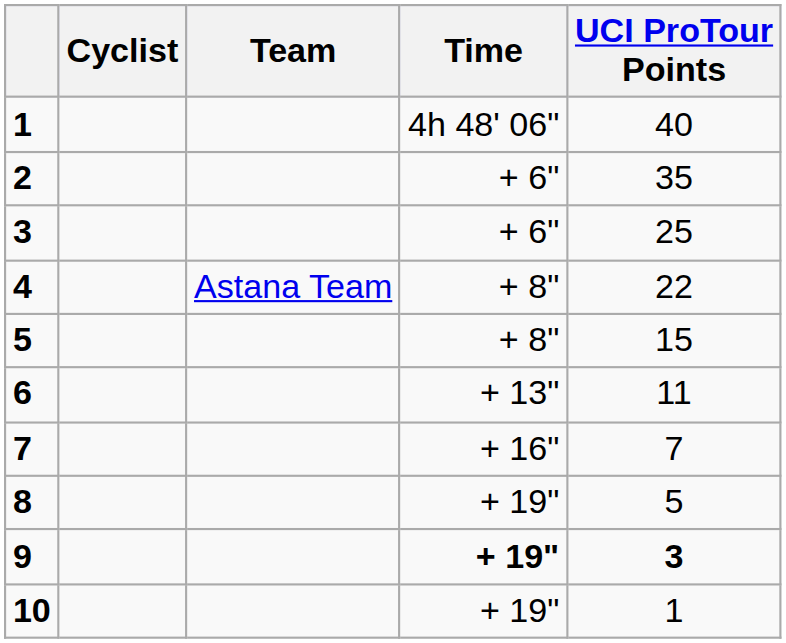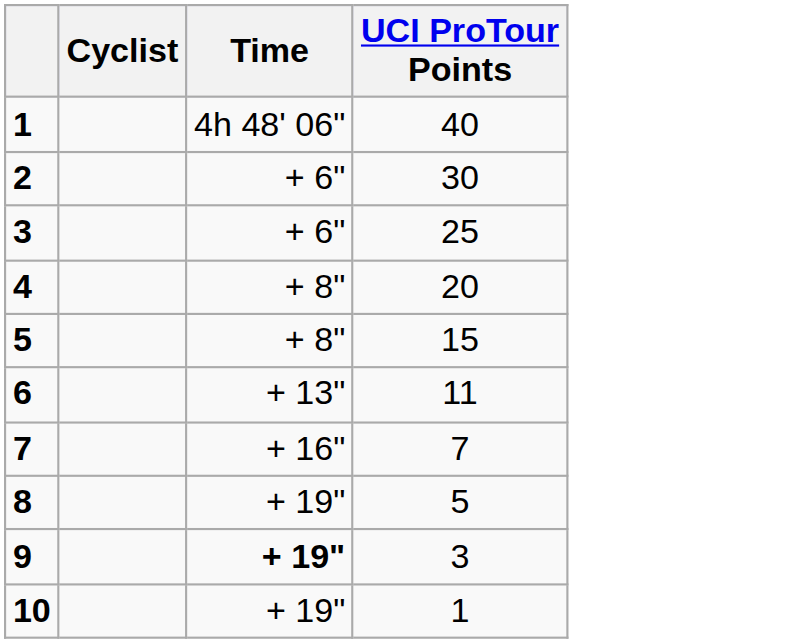- column: (293, 50)
(674, 177) 35 -> (460, 177) 30
(674, 286) 22 -> (460, 286) 20
(674, 556) bold -> (460, 556) normal
